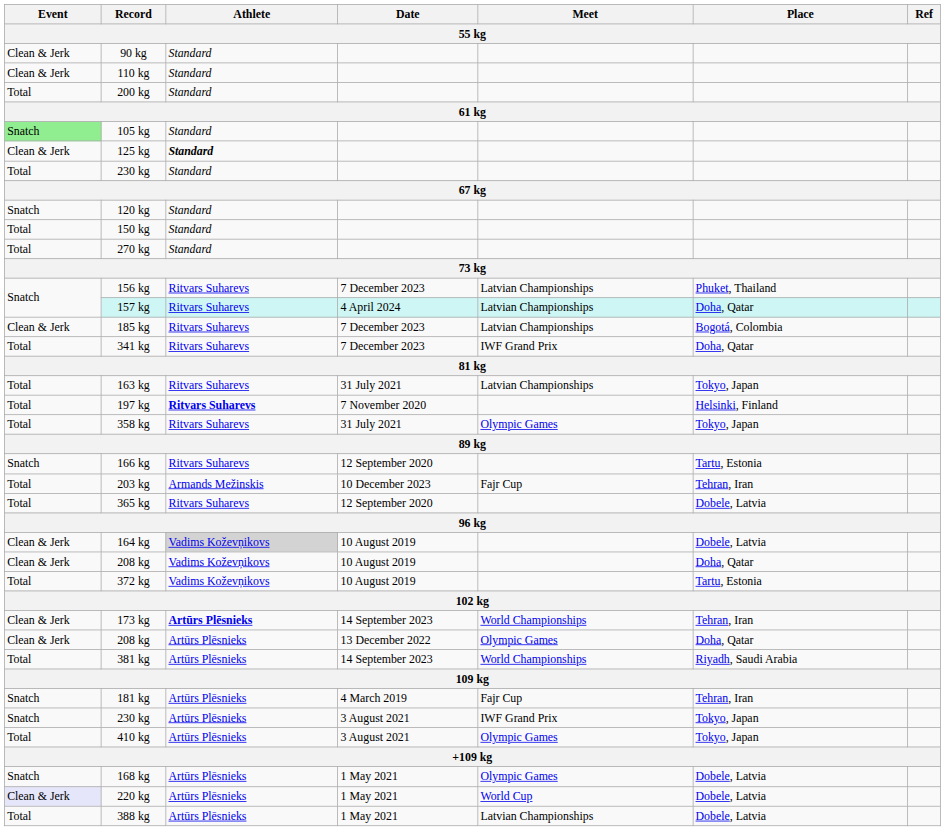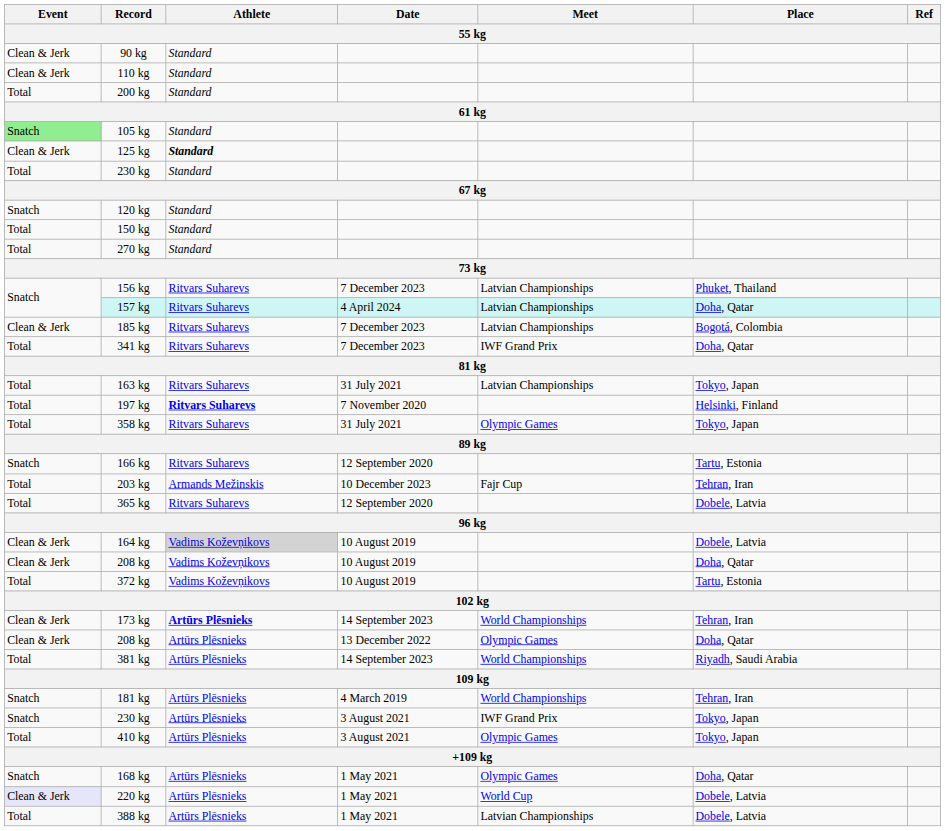(501, 698) Fajr Cup -> (533, 698) World Championships
(731, 776) Dobele, Latvia -> (725, 776) Doha, Qatar
